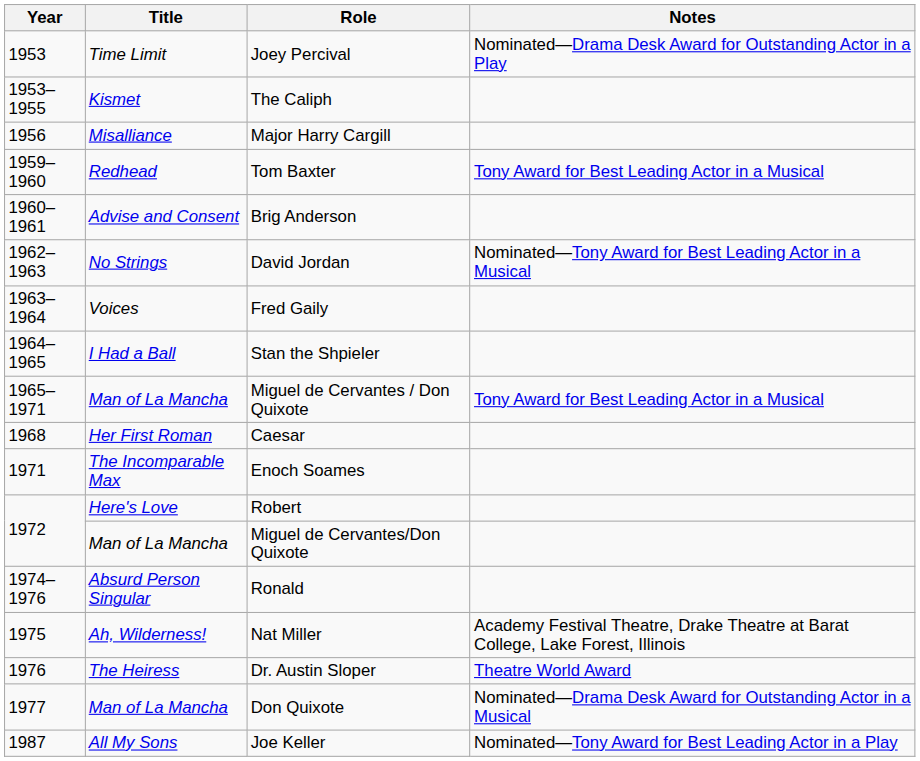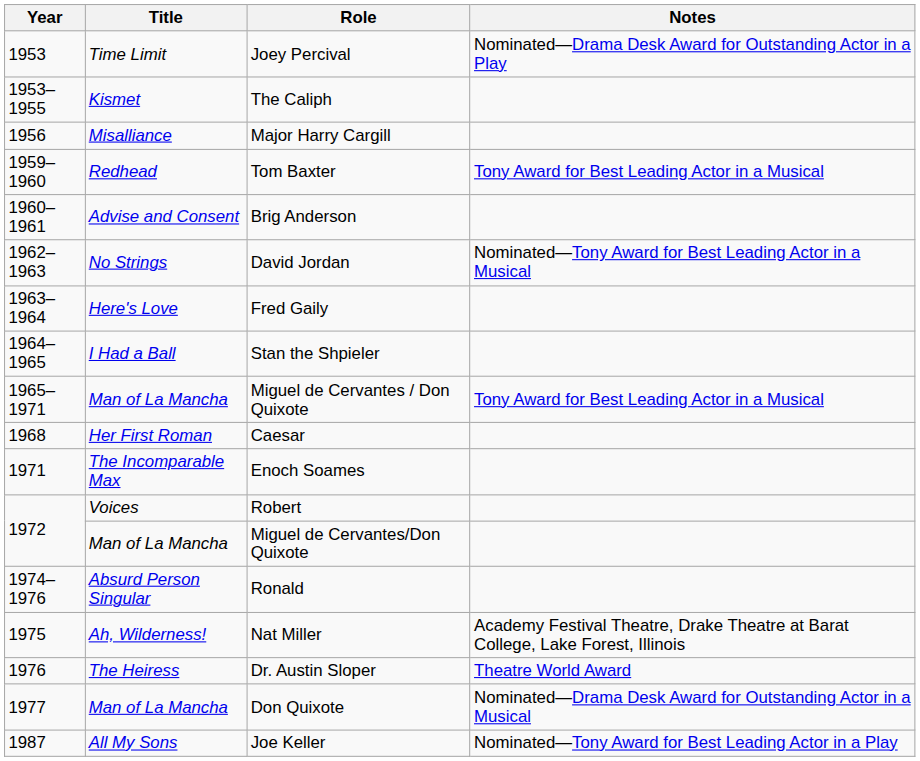(114, 308) Voices -> (133, 308) Here's Love
(133, 507) Here's Love -> (114, 507) Voices
